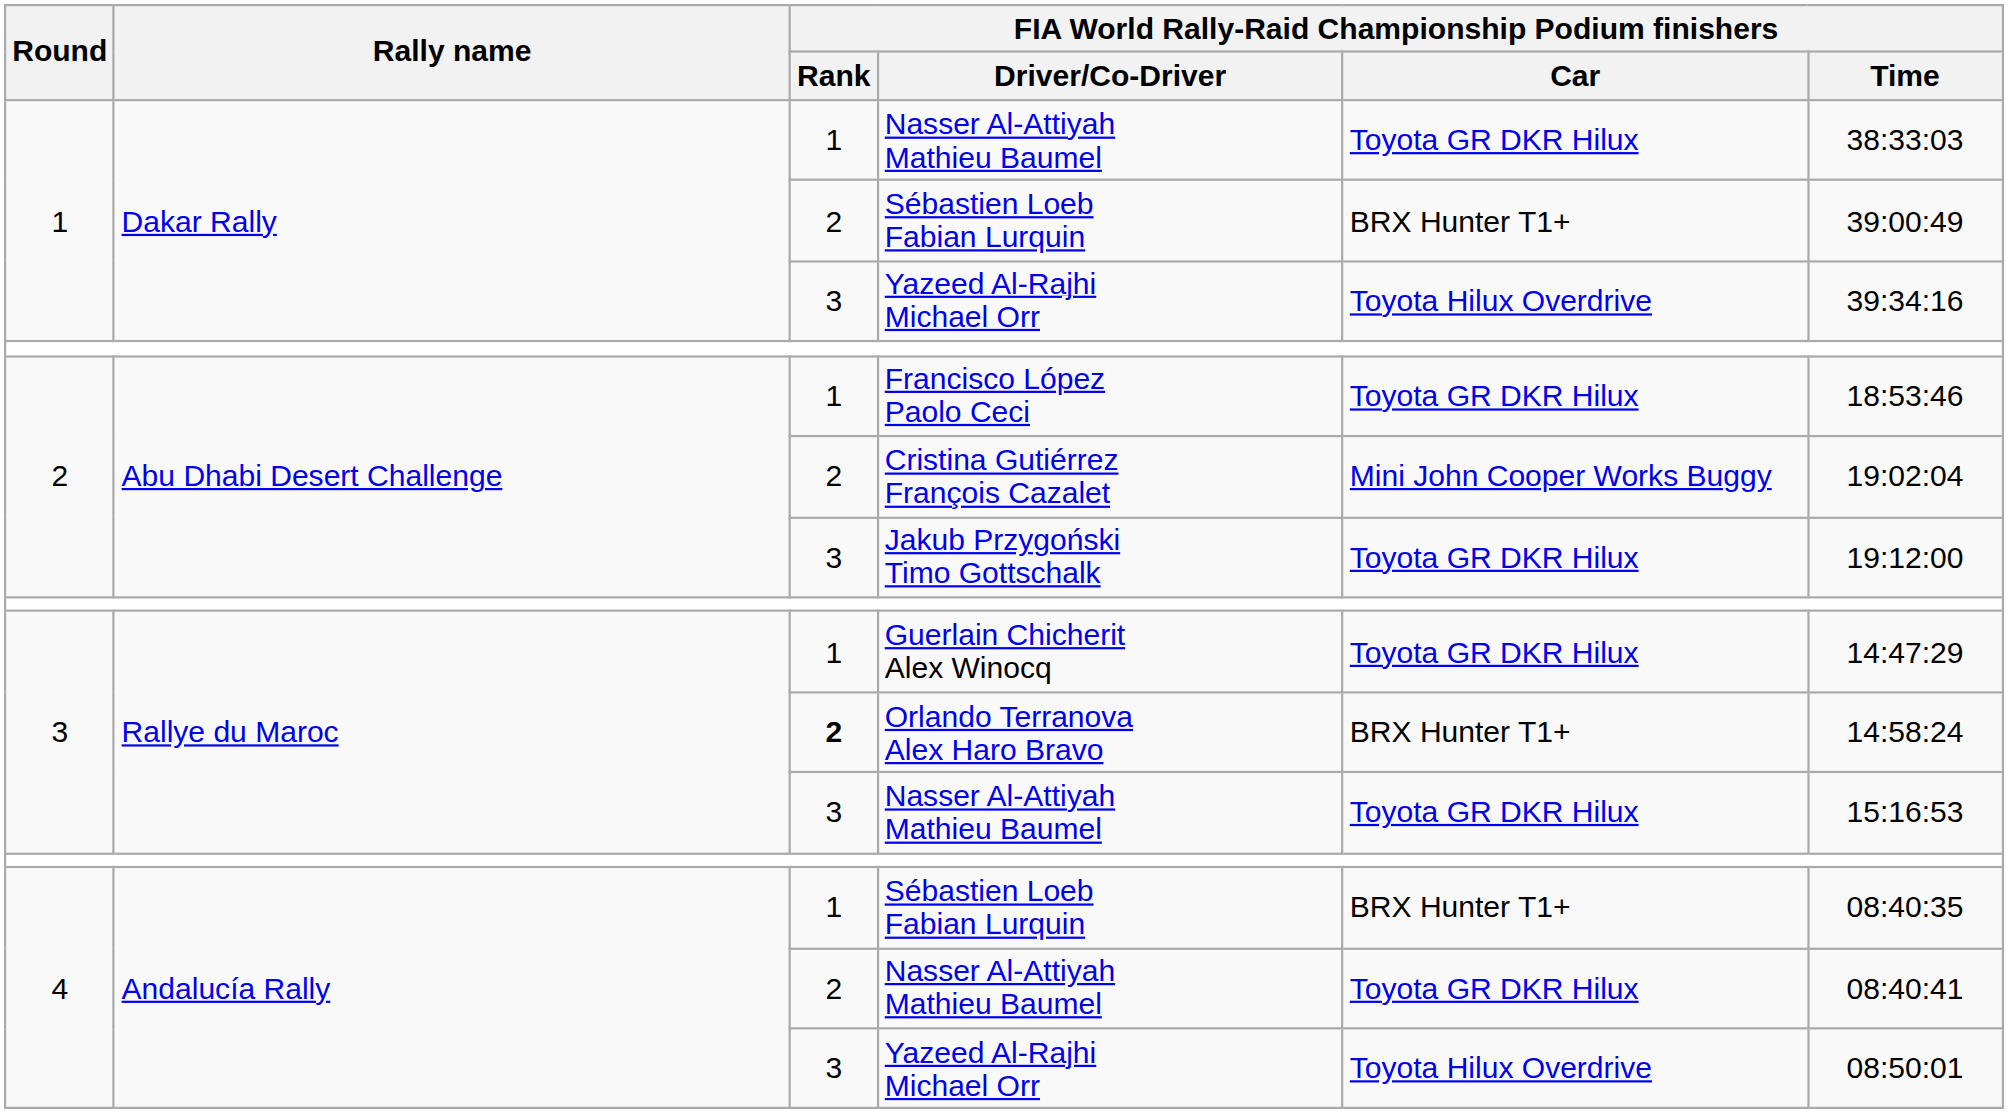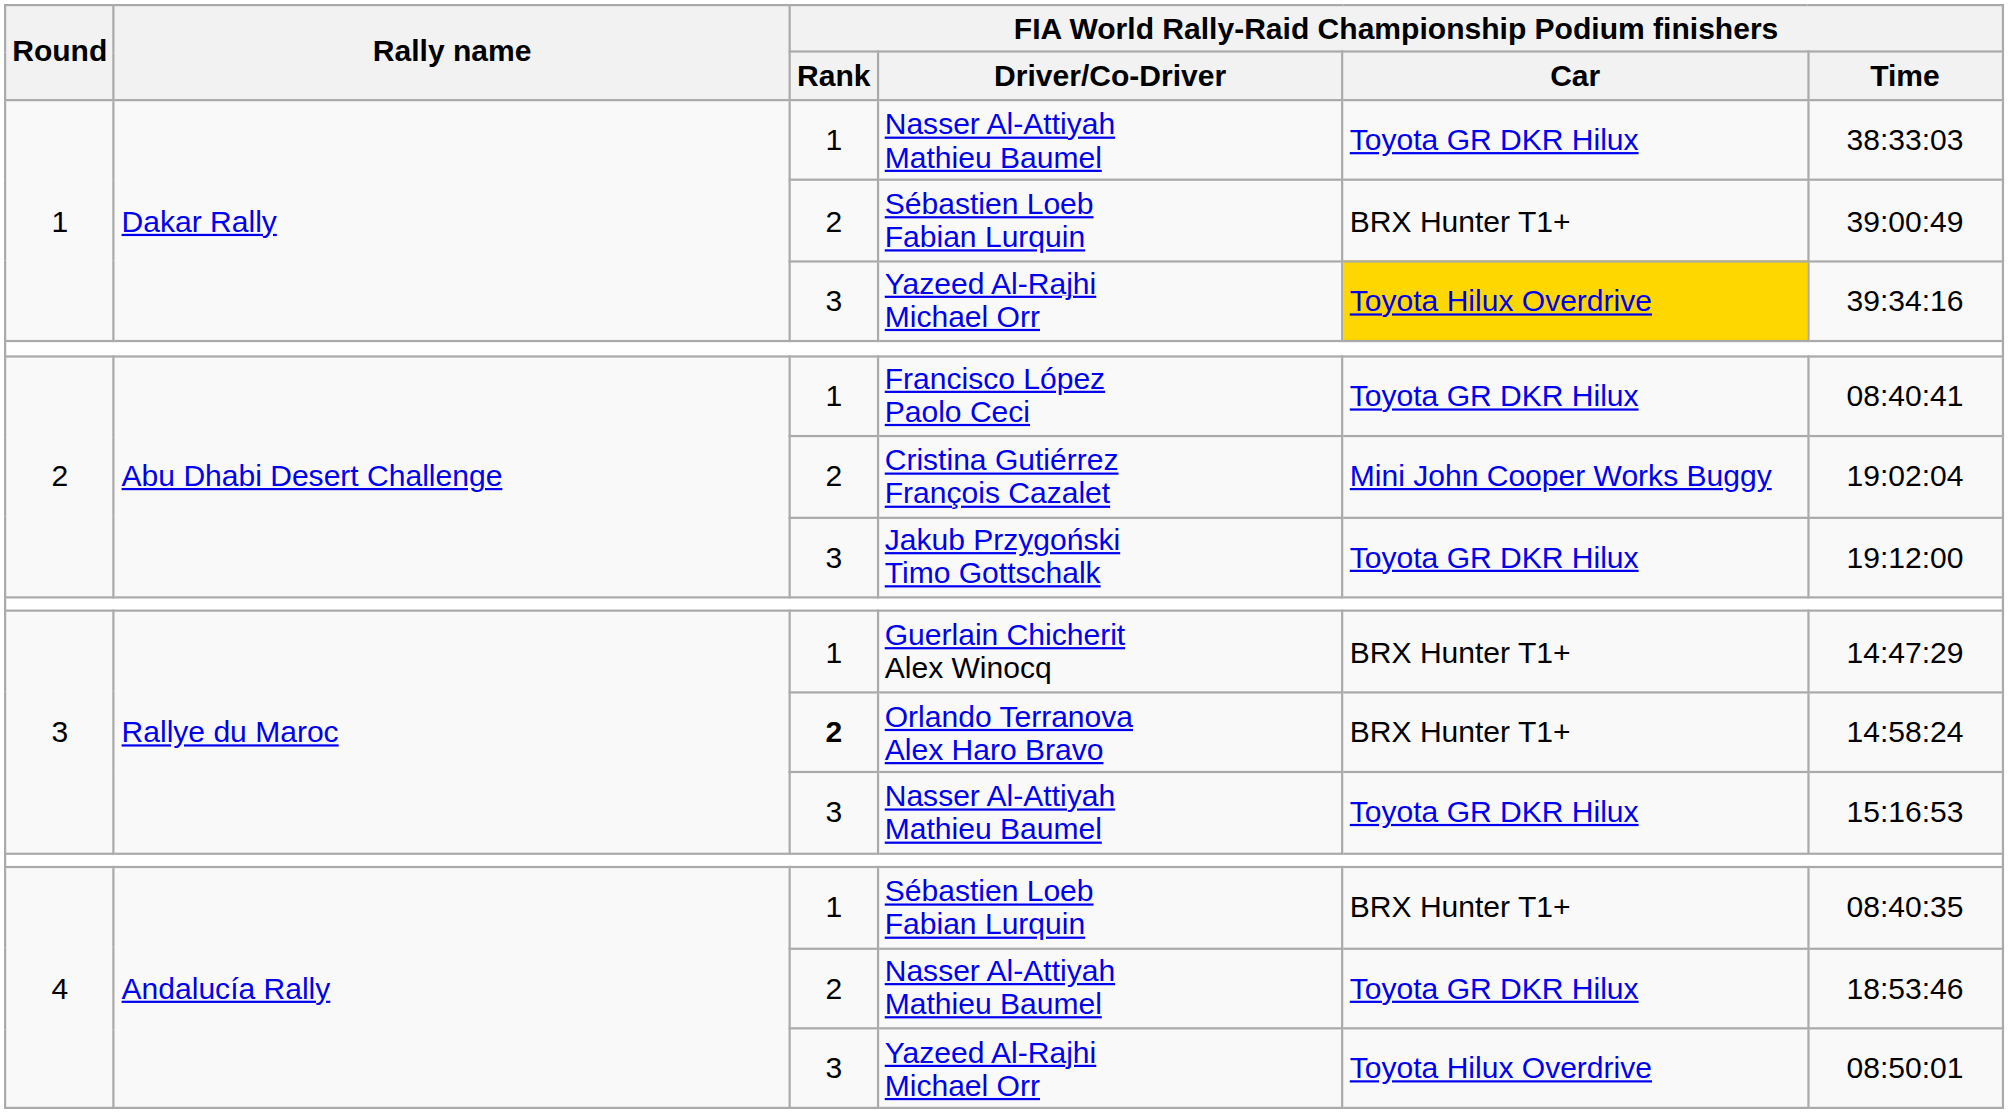(1501, 301) no background -> (1501, 301) gold background
(1905, 396) 18:53:46 -> (1905, 396) 08:40:41
(1494, 651) Toyota GR DKR Hilux -> (1460, 651) BRX Hunter T1+
(1905, 988) 08:40:41 -> (1905, 988) 18:53:46
